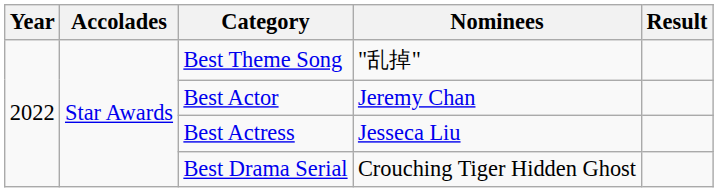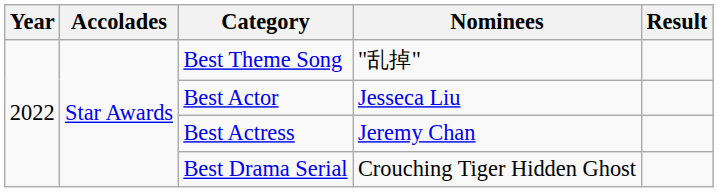(417, 97) Jeremy Chan -> (409, 97) Jesseca Liu
(409, 133) Jesseca Liu -> (417, 133) Jeremy Chan
